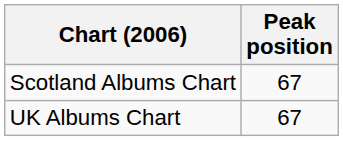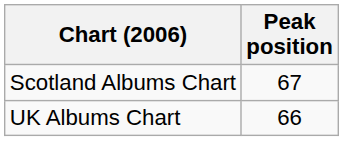(290, 117) 67 -> (290, 117) 66
